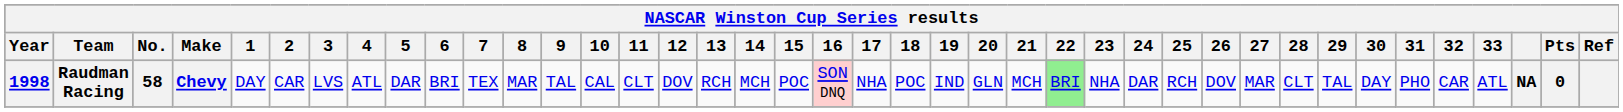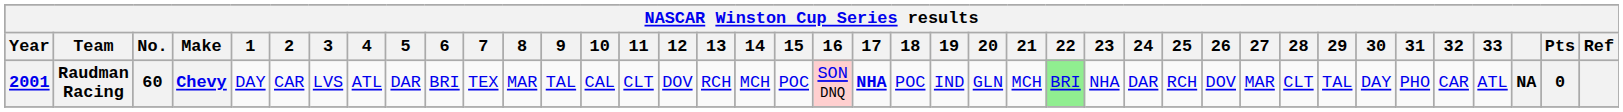(29, 83) 1998 -> (29, 83) 2001
(152, 83) 58 -> (152, 83) 60
(871, 83) normal -> (871, 83) bold
